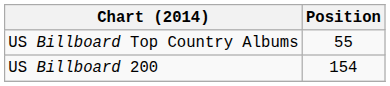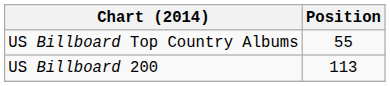(343, 68) 154 -> (343, 68) 113
